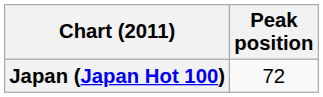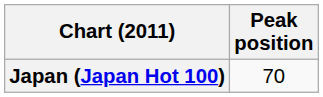(274, 75) 72 -> (274, 75) 70
